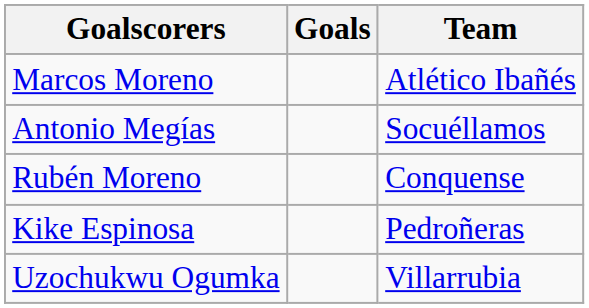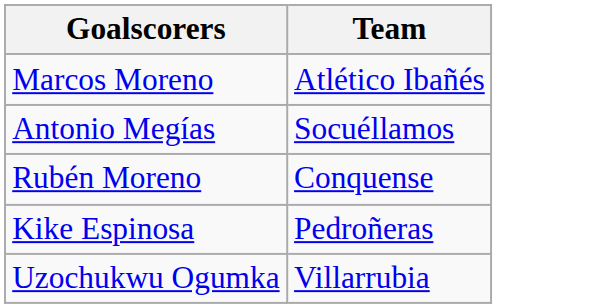- column: (332, 29)
